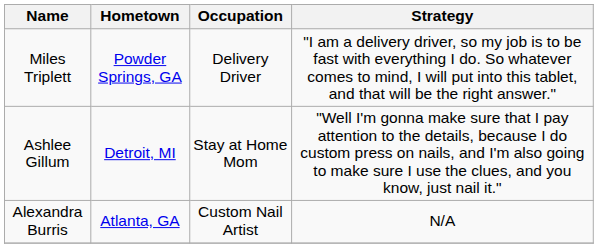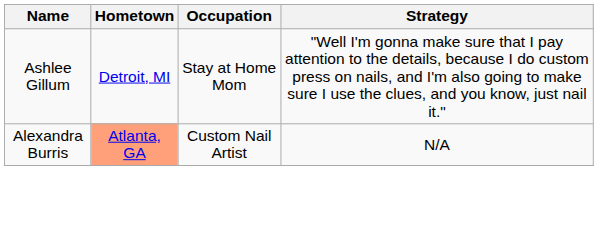- row: (48, 67)
(140, 221) no background -> (135, 144) lightsalmon background
